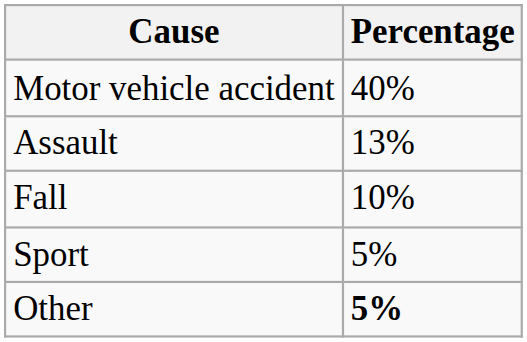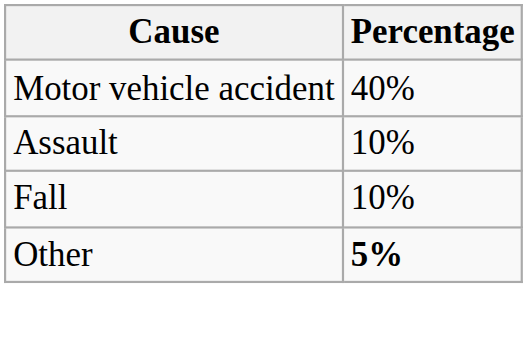(383, 142) 13% -> (383, 142) 10%
- row: (51, 253)
